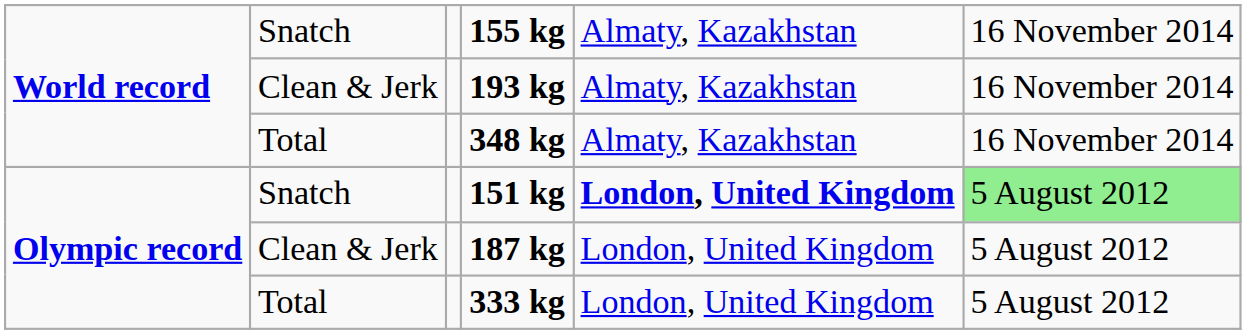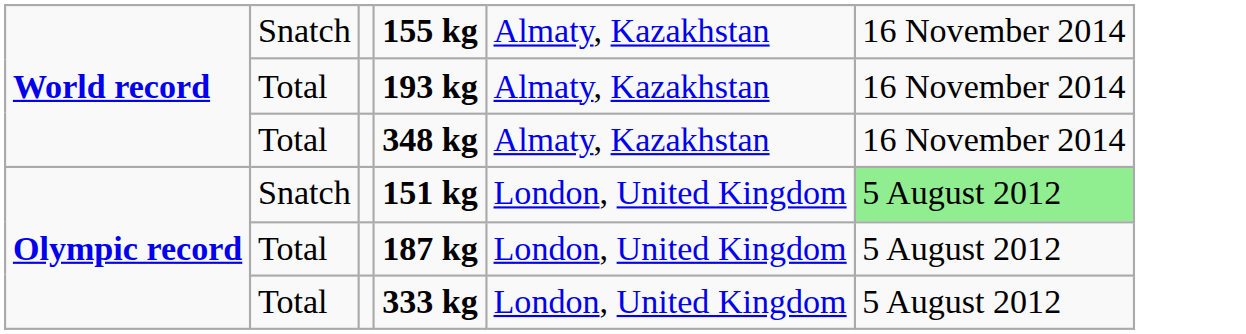(348, 85) Clean & Jerk -> (293, 85) Total
(768, 193) bold -> (670, 193) normal
(348, 247) Clean & Jerk -> (293, 247) Total
